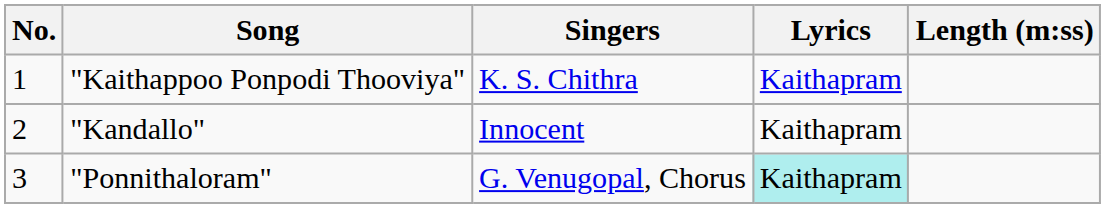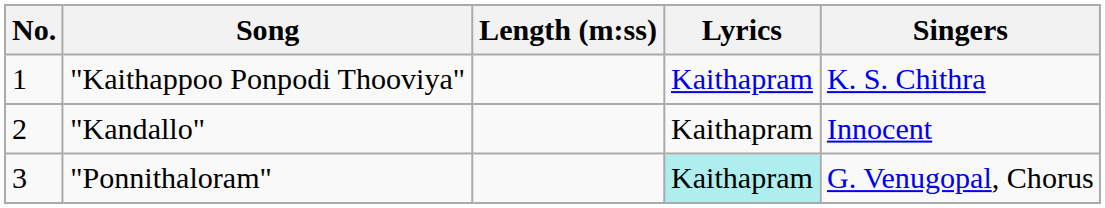columns swapped: (612, 29) <-> (1005, 29)
